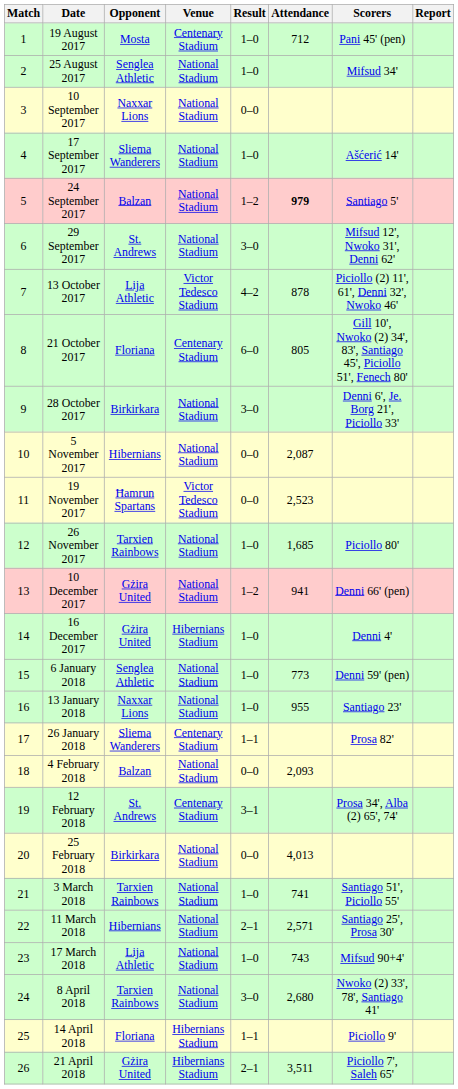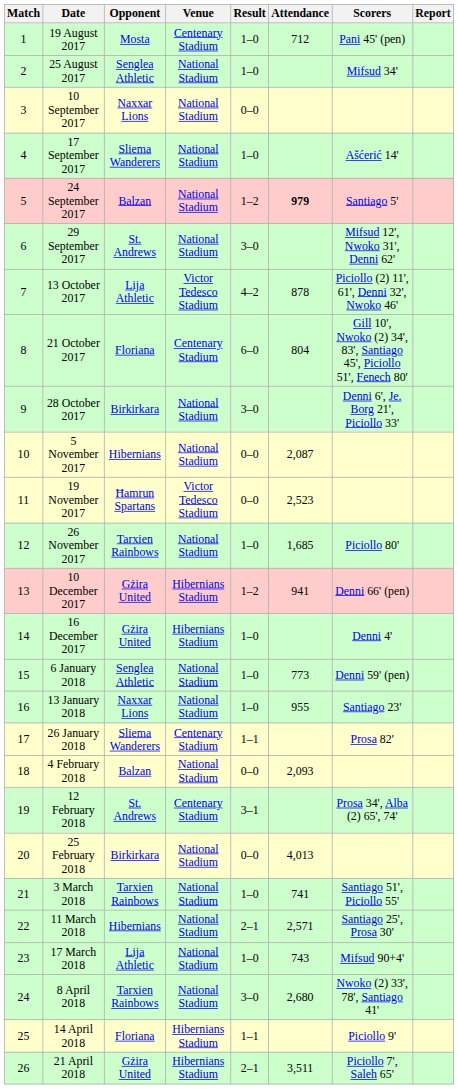(300, 350) 805 -> (300, 350) 804
(198, 590) National Stadium -> (198, 590) Hibernians Stadium
